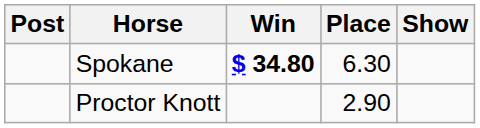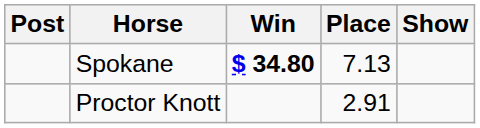(367, 63) 6.30 -> (367, 63) 7.13
(367, 102) 2.90 -> (367, 102) 2.91
